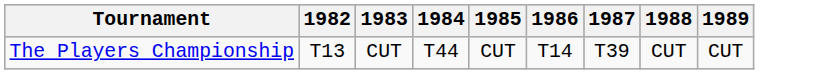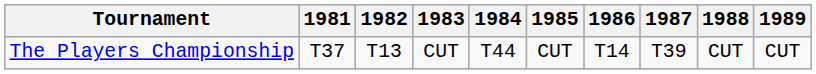+ column: (327, 21)
